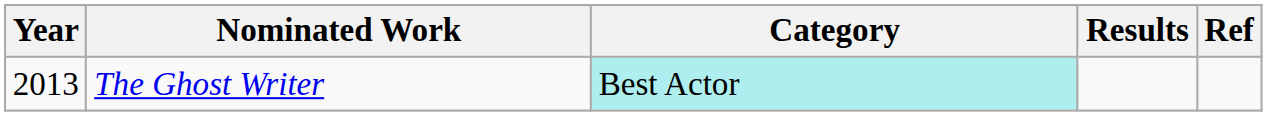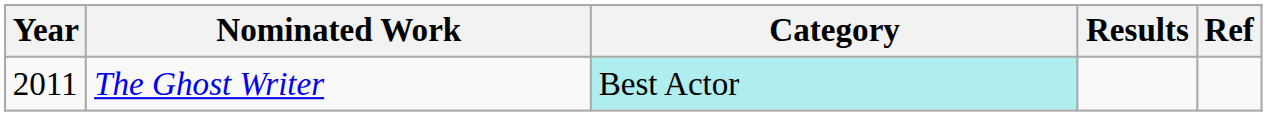(46, 83) 2013 -> (45, 83) 2011
